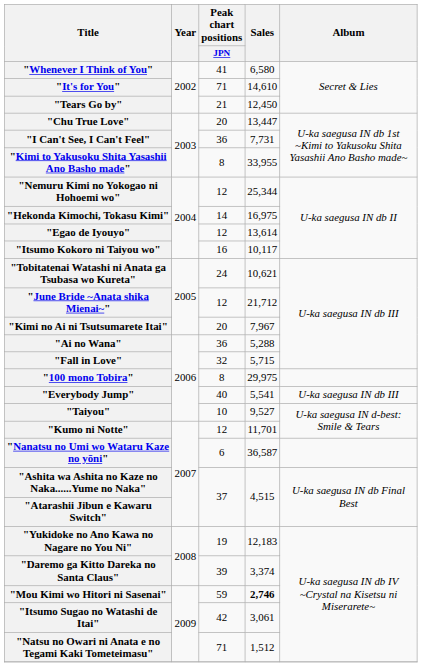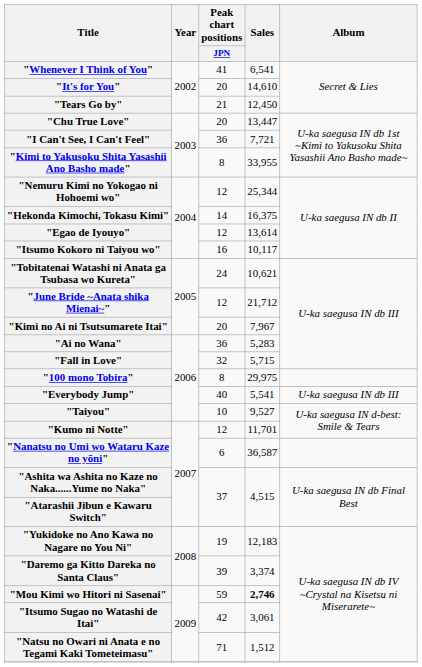(262, 70) 6,580 -> (262, 70) 6,541
(222, 87) 71 -> (222, 87) 20
(262, 139) 7,731 -> (262, 139) 7,721
(262, 215) 16,975 -> (262, 215) 16,375
(262, 343) 5,288 -> (262, 343) 5,283
